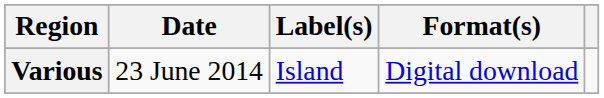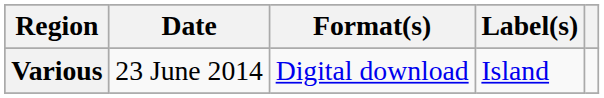columns swapped: (482, 26) <-> (324, 26)
